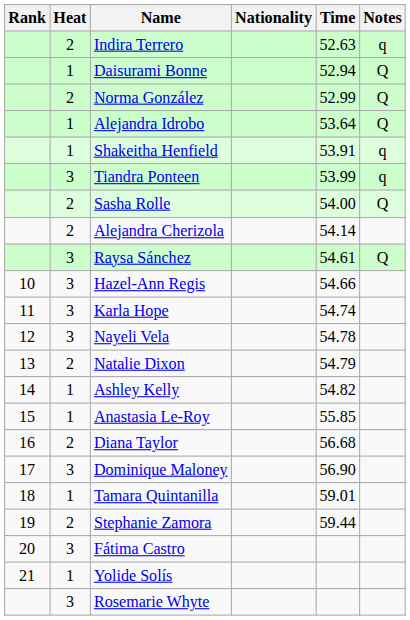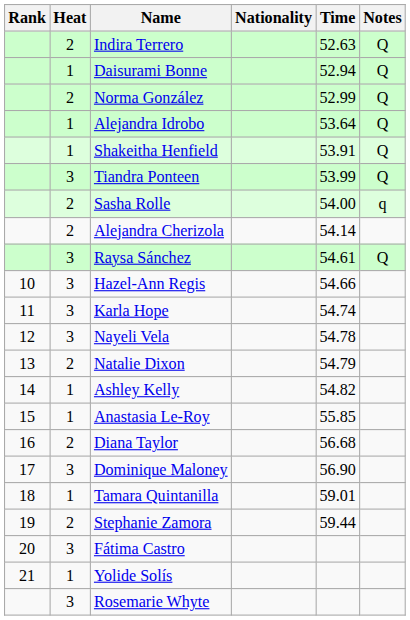(382, 44) q -> (382, 44) Q
(382, 150) q -> (382, 150) Q
(382, 177) q -> (382, 177) Q
(382, 203) Q -> (382, 203) q
